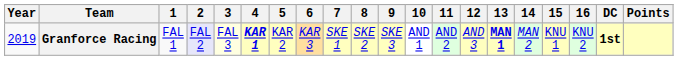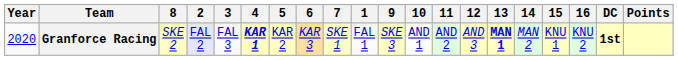columns swapped: (173, 14) <-> (364, 14)
(22, 39) 2019 -> (22, 39) 2020
(228, 39) lightyellow background -> (228, 39) no background
